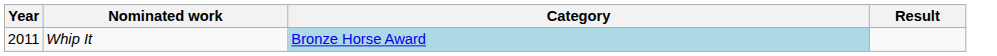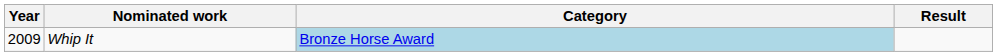(24, 39) 2011 -> (24, 39) 2009
